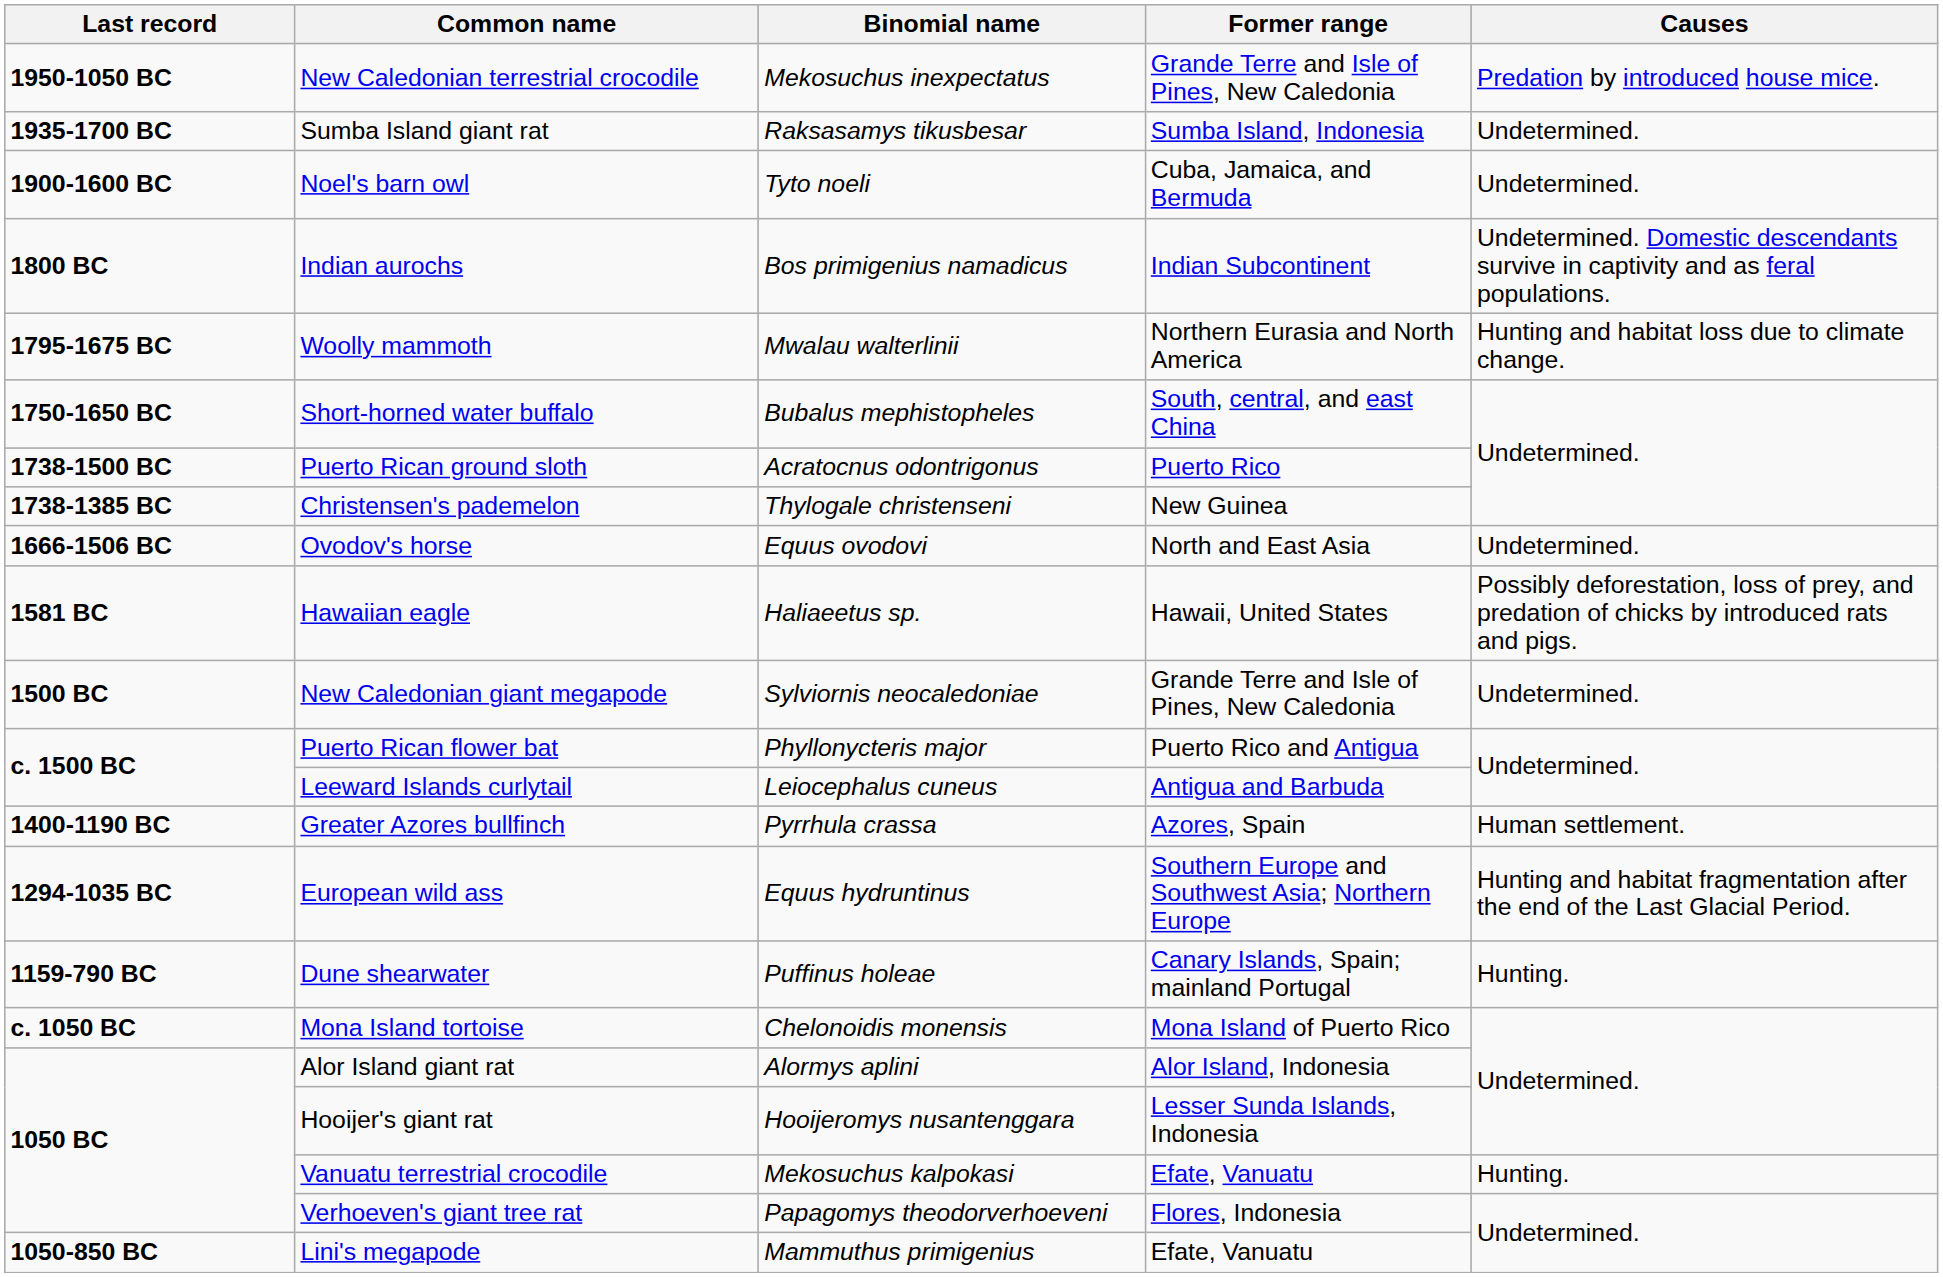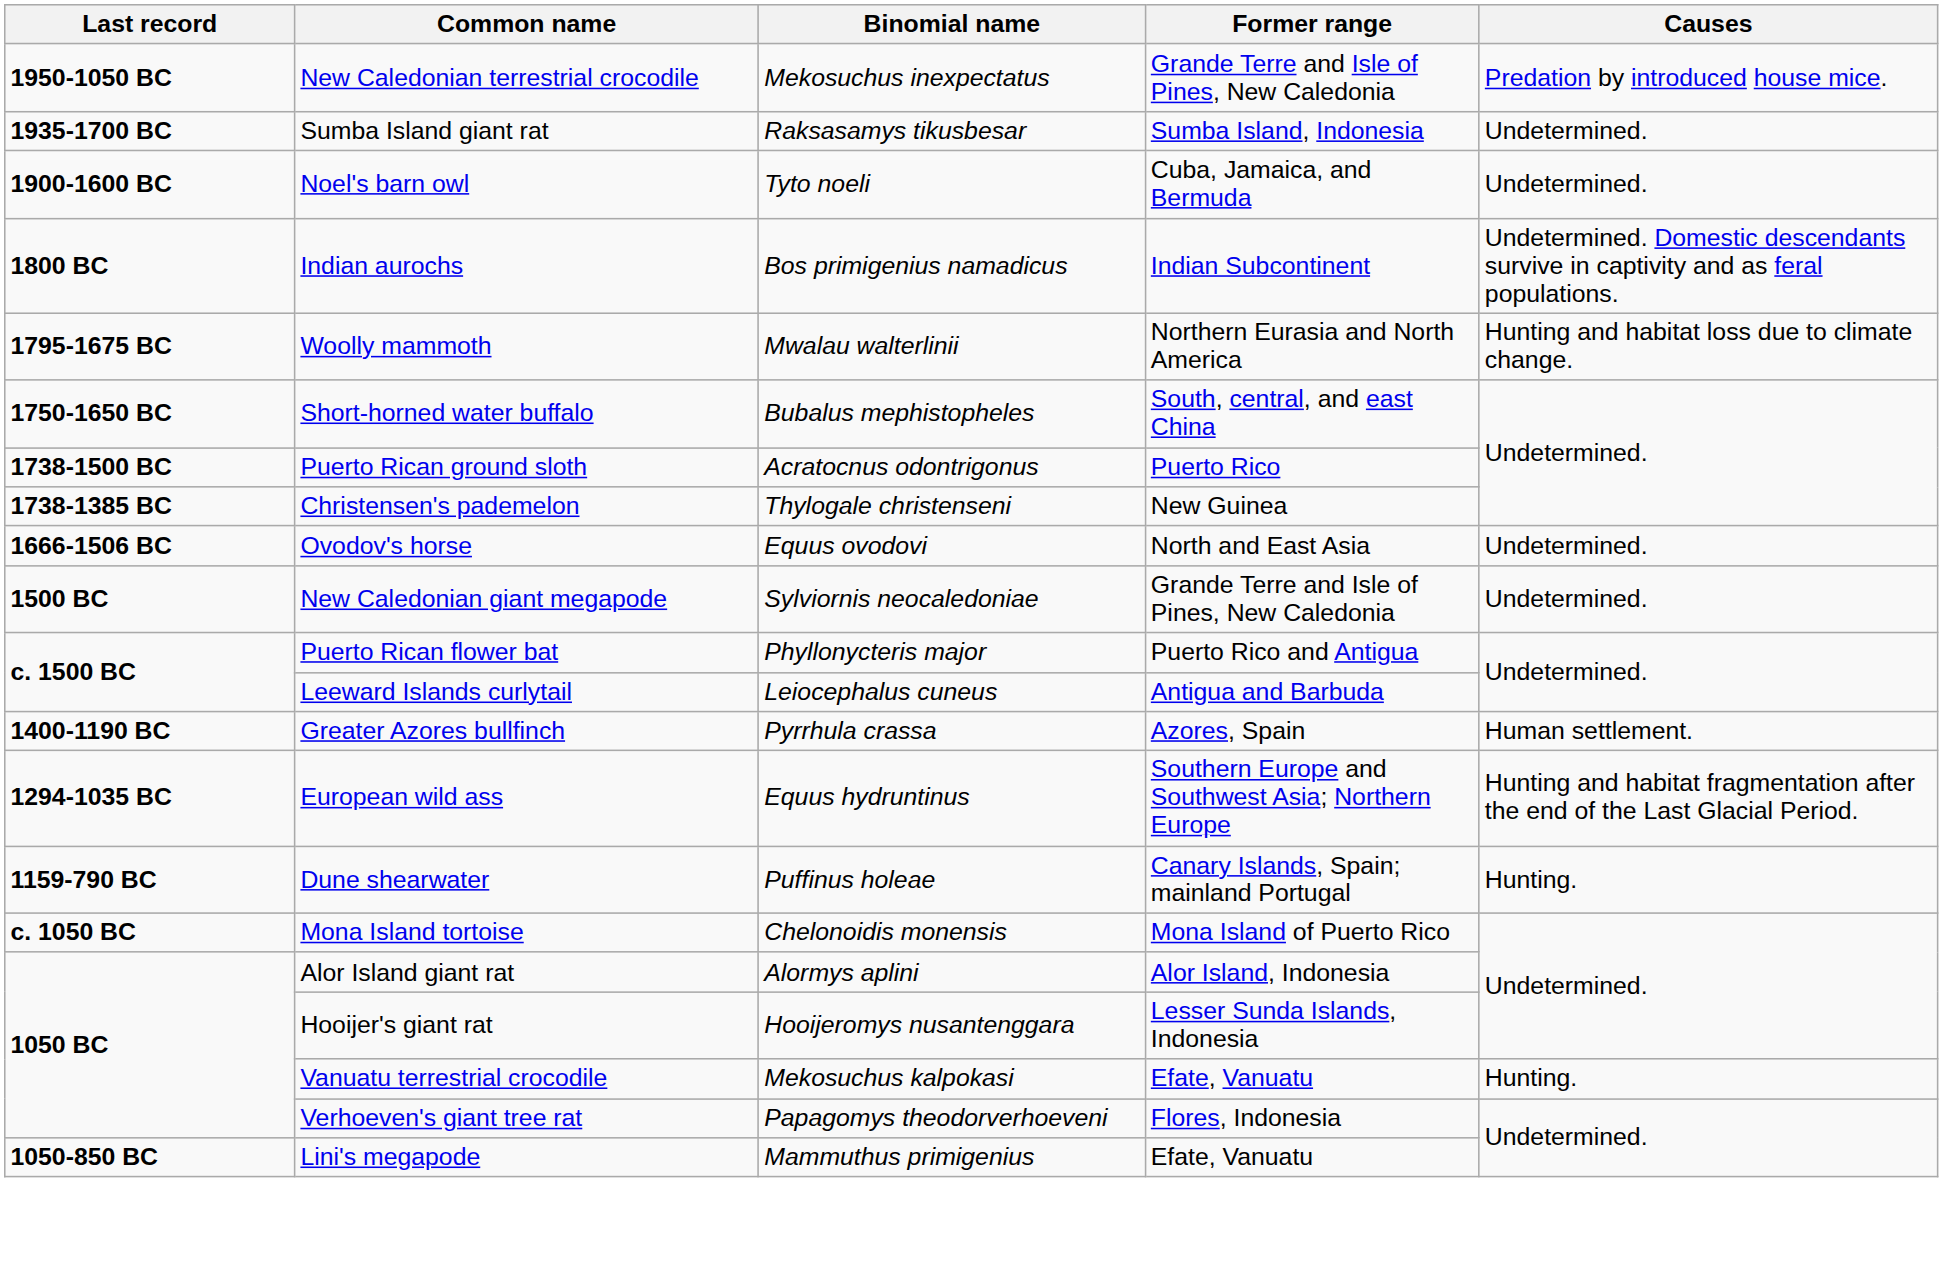- row: (385, 612)
